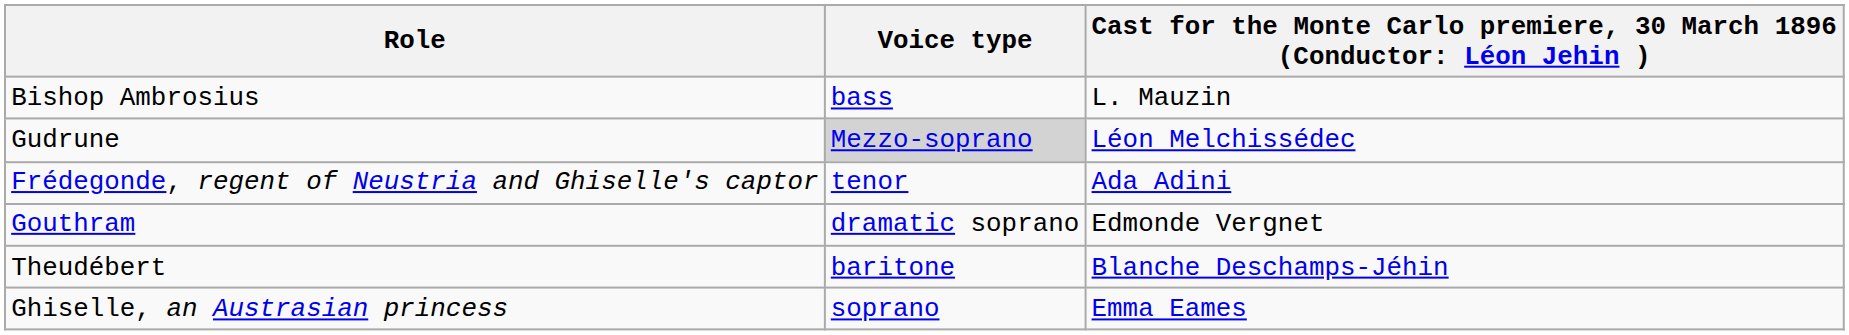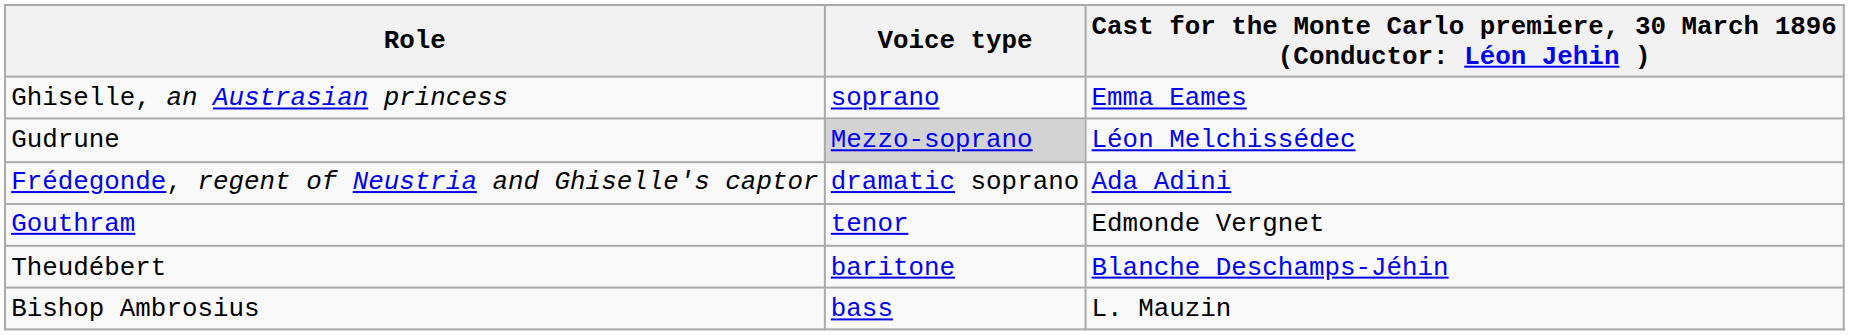rows swapped: (260, 309) <-> (135, 98)
(870, 182) tenor -> (955, 182) dramatic soprano
(955, 225) dramatic soprano -> (870, 225) tenor
